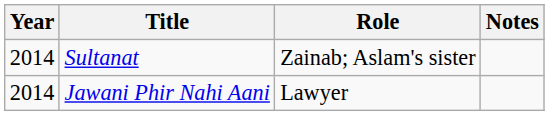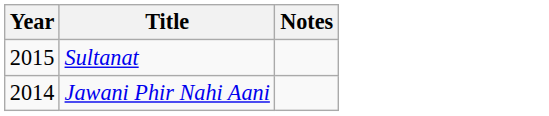- column: (378, 22)
(32, 57) 2014 -> (32, 57) 2015
